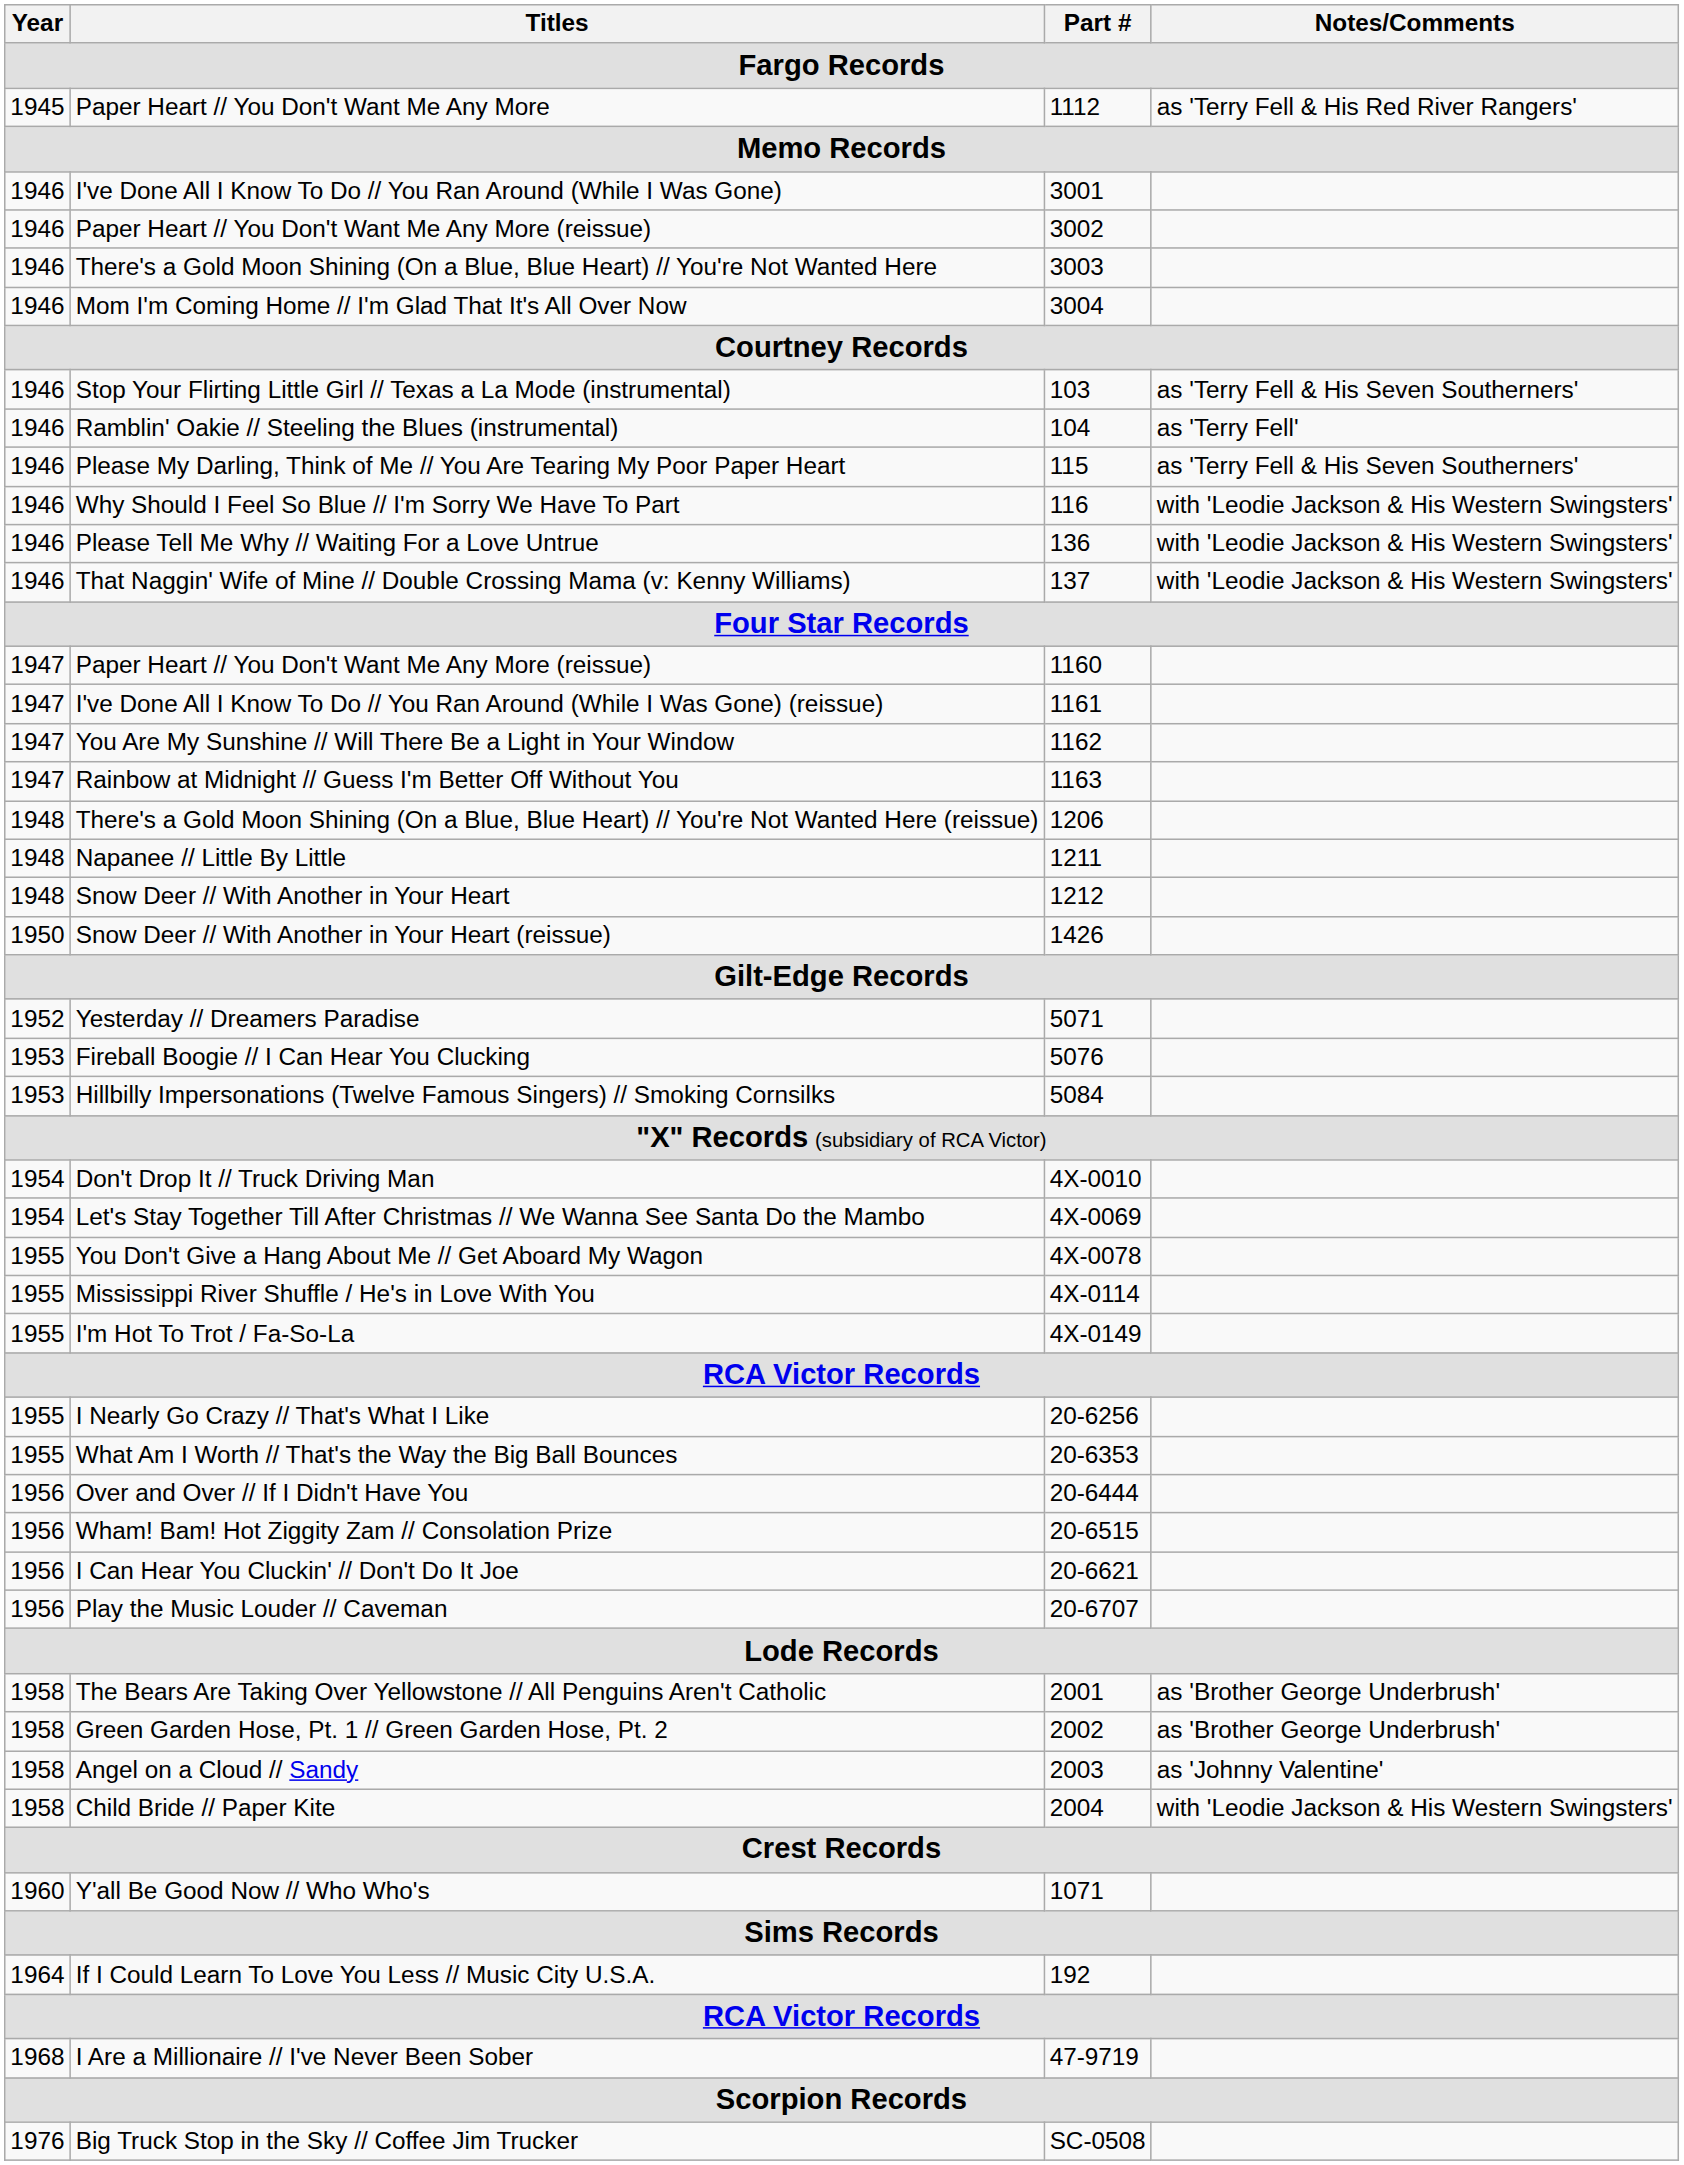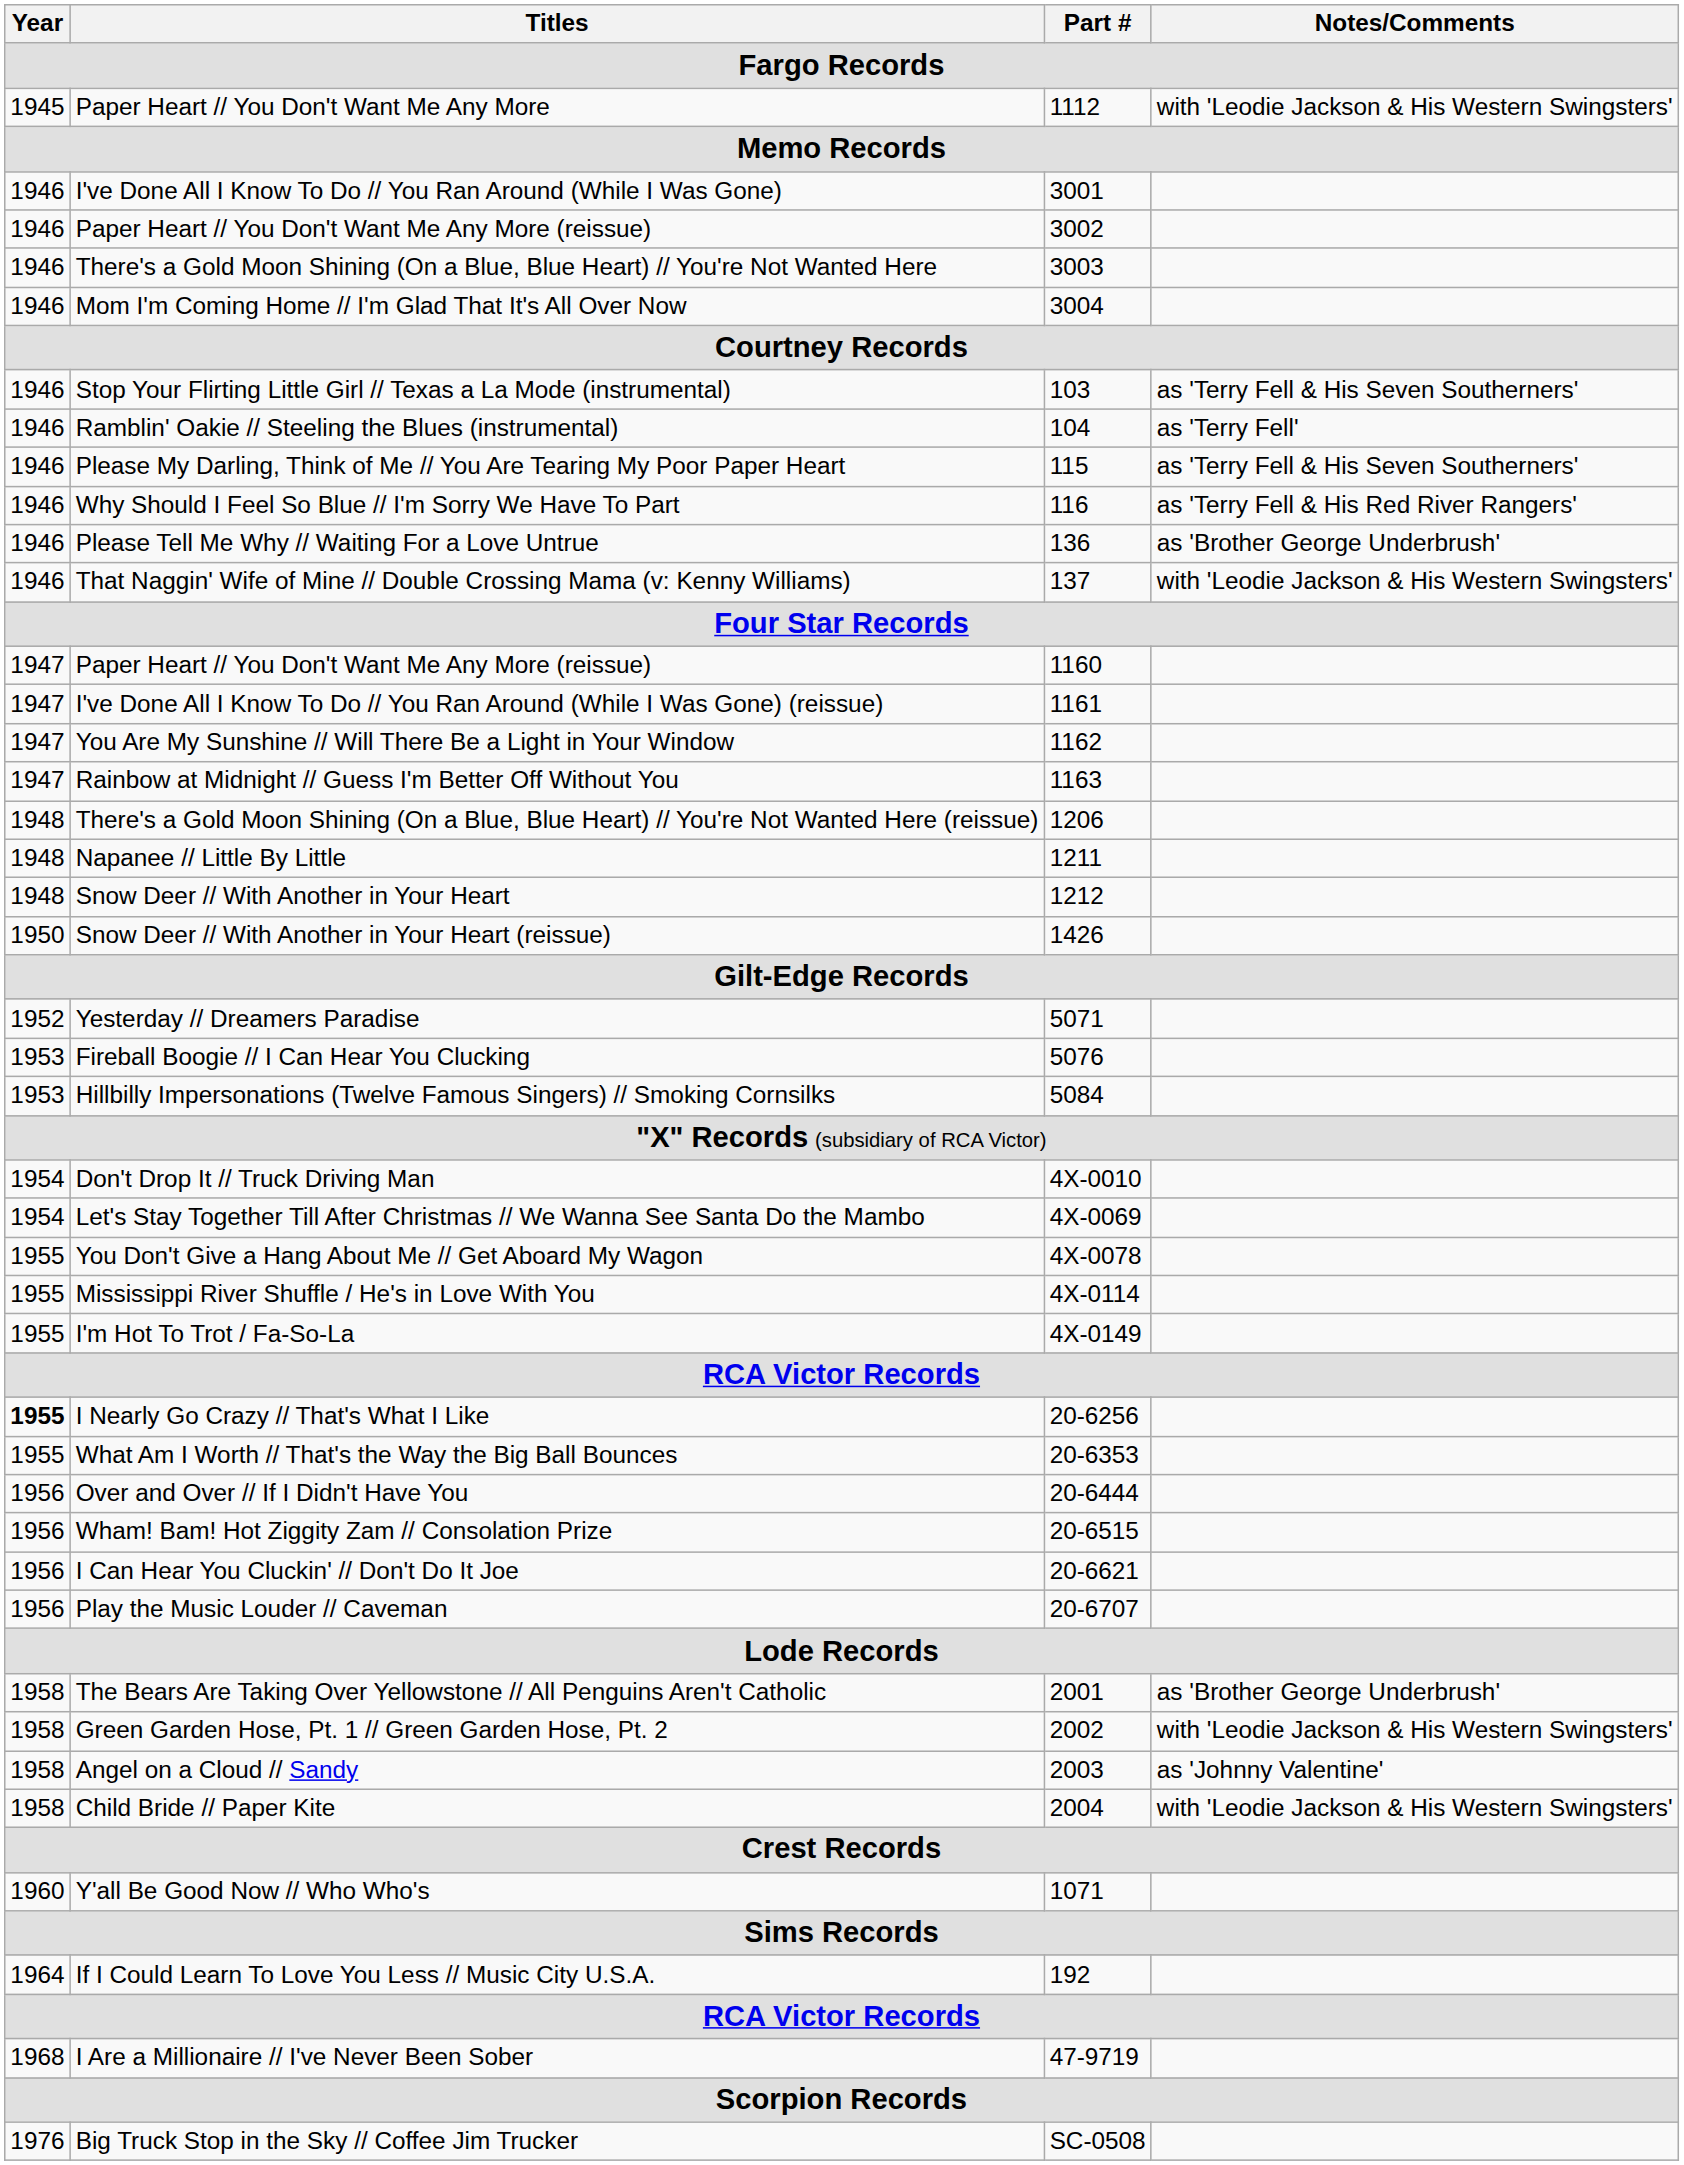(1367, 107) as 'Terry Fell & His Red River Rangers' -> (1415, 107) with 'Leodie Jackson & His Western Swingsters'
(1415, 504) with 'Leodie Jackson & His Western Swingsters' -> (1367, 504) as 'Terry Fell & His Red River Rangers'
(1415, 543) with 'Leodie Jackson & His Western Swingsters' -> (1328, 543) as 'Brother George Underbrush'
(37, 1416) normal -> (37, 1416) bold
(1328, 1730) as 'Brother George Underbrush' -> (1415, 1730) with 'Leodie Jackson & His Western Swingsters'
